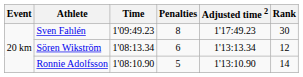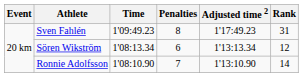(284, 32) 30 -> (284, 32) 31
(178, 64) 5 -> (178, 64) 7
